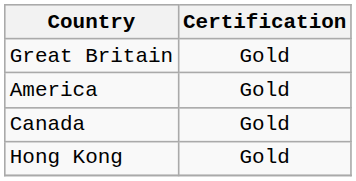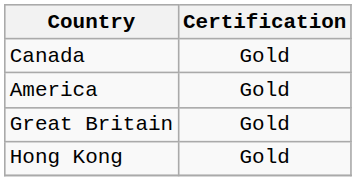rows swapped: (91, 56) <-> (47, 124)
